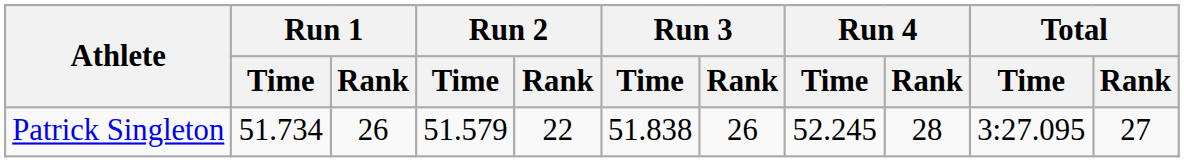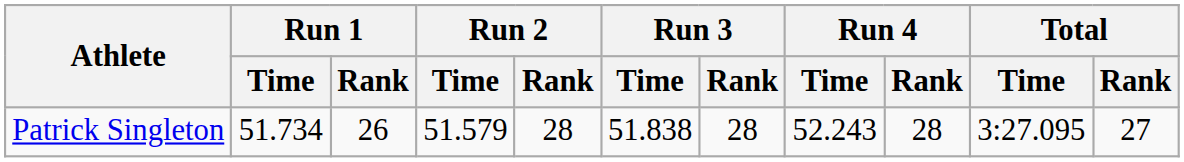(558, 131) 22 -> (558, 131) 28
(742, 131) 26 -> (742, 131) 28
(835, 131) 52.245 -> (835, 131) 52.243
